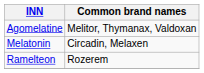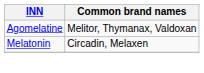- row: (31, 60)
